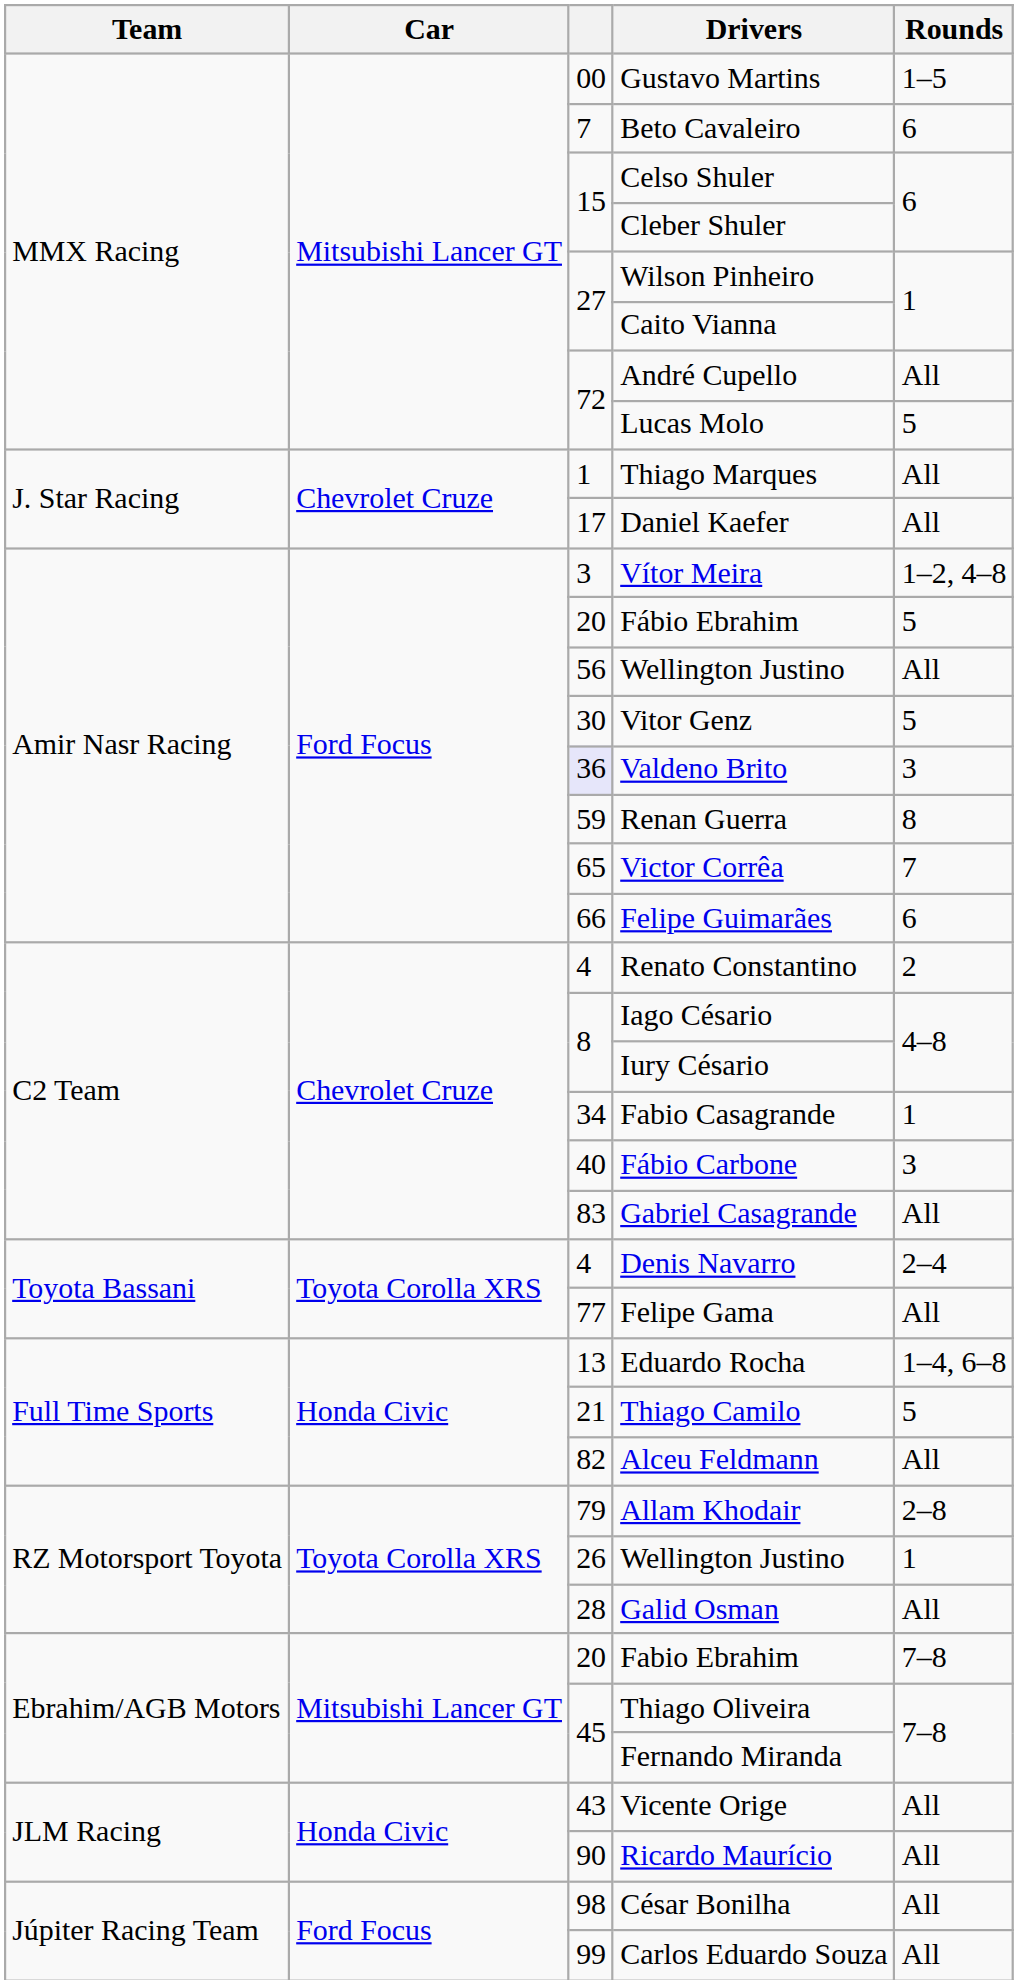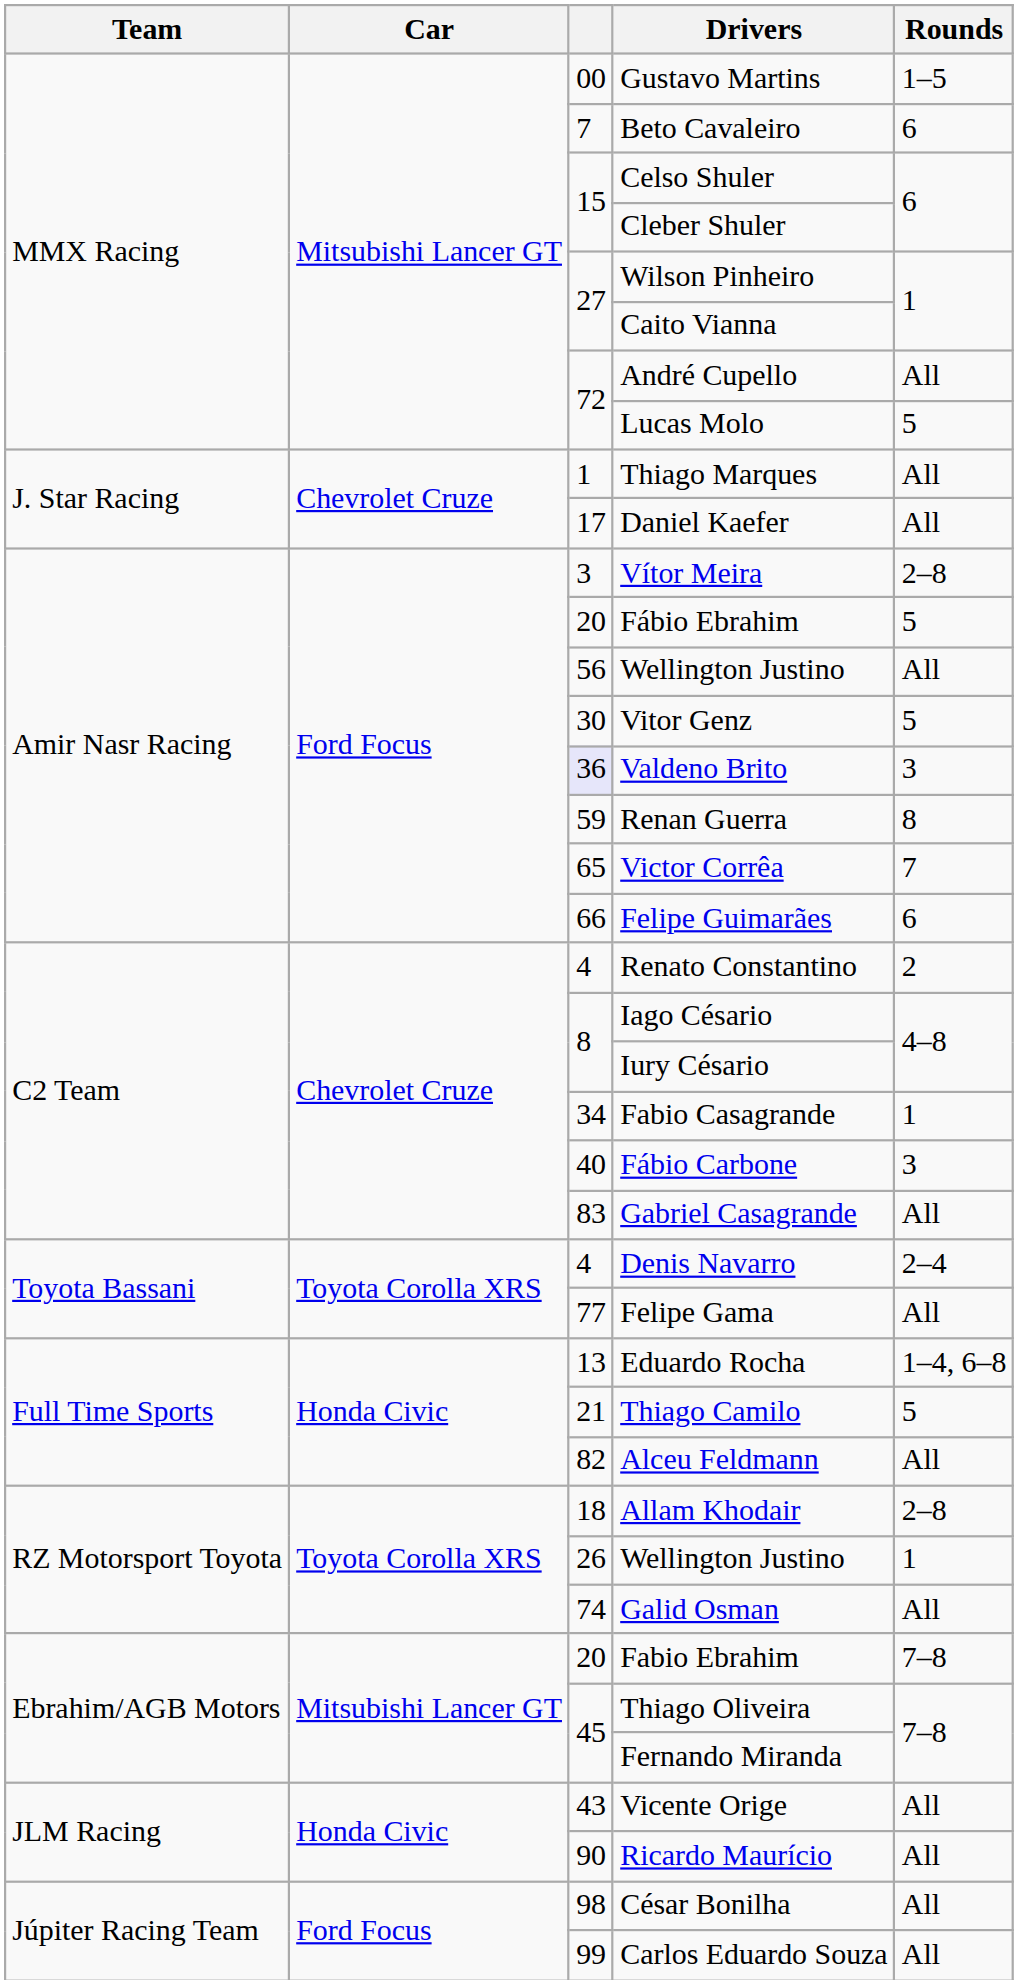(954, 571) 1–2, 4–8 -> (924, 571) 2–8
(591, 1509) 79 -> (591, 1509) 18
(591, 1608) 28 -> (591, 1608) 74
